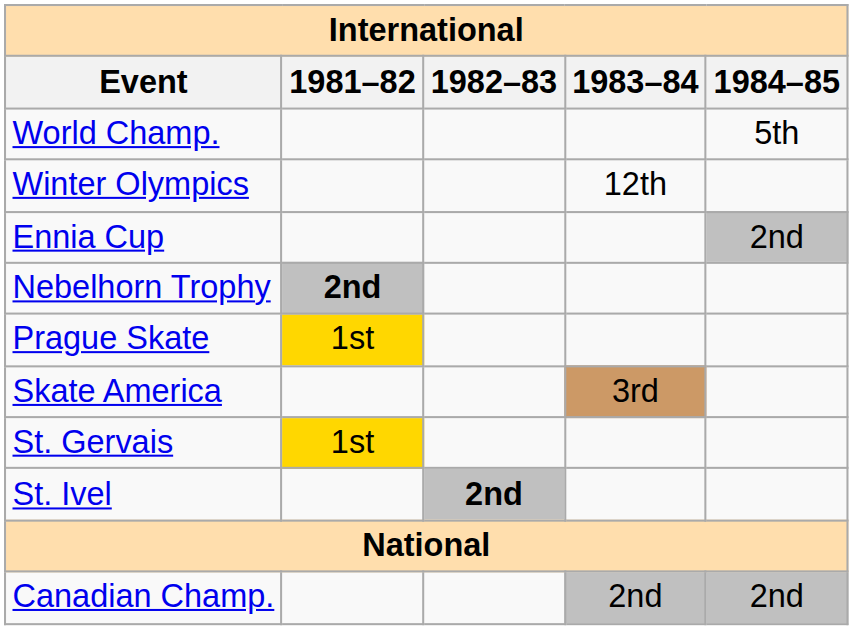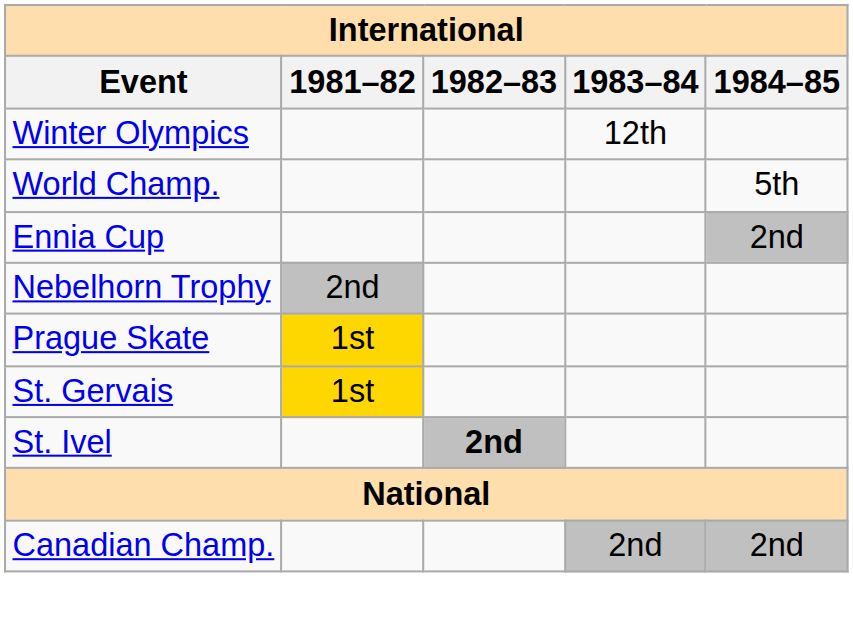rows swapped: (131, 184) <-> (116, 133)
(353, 287) bold -> (353, 287) normal
- row: (117, 390)
